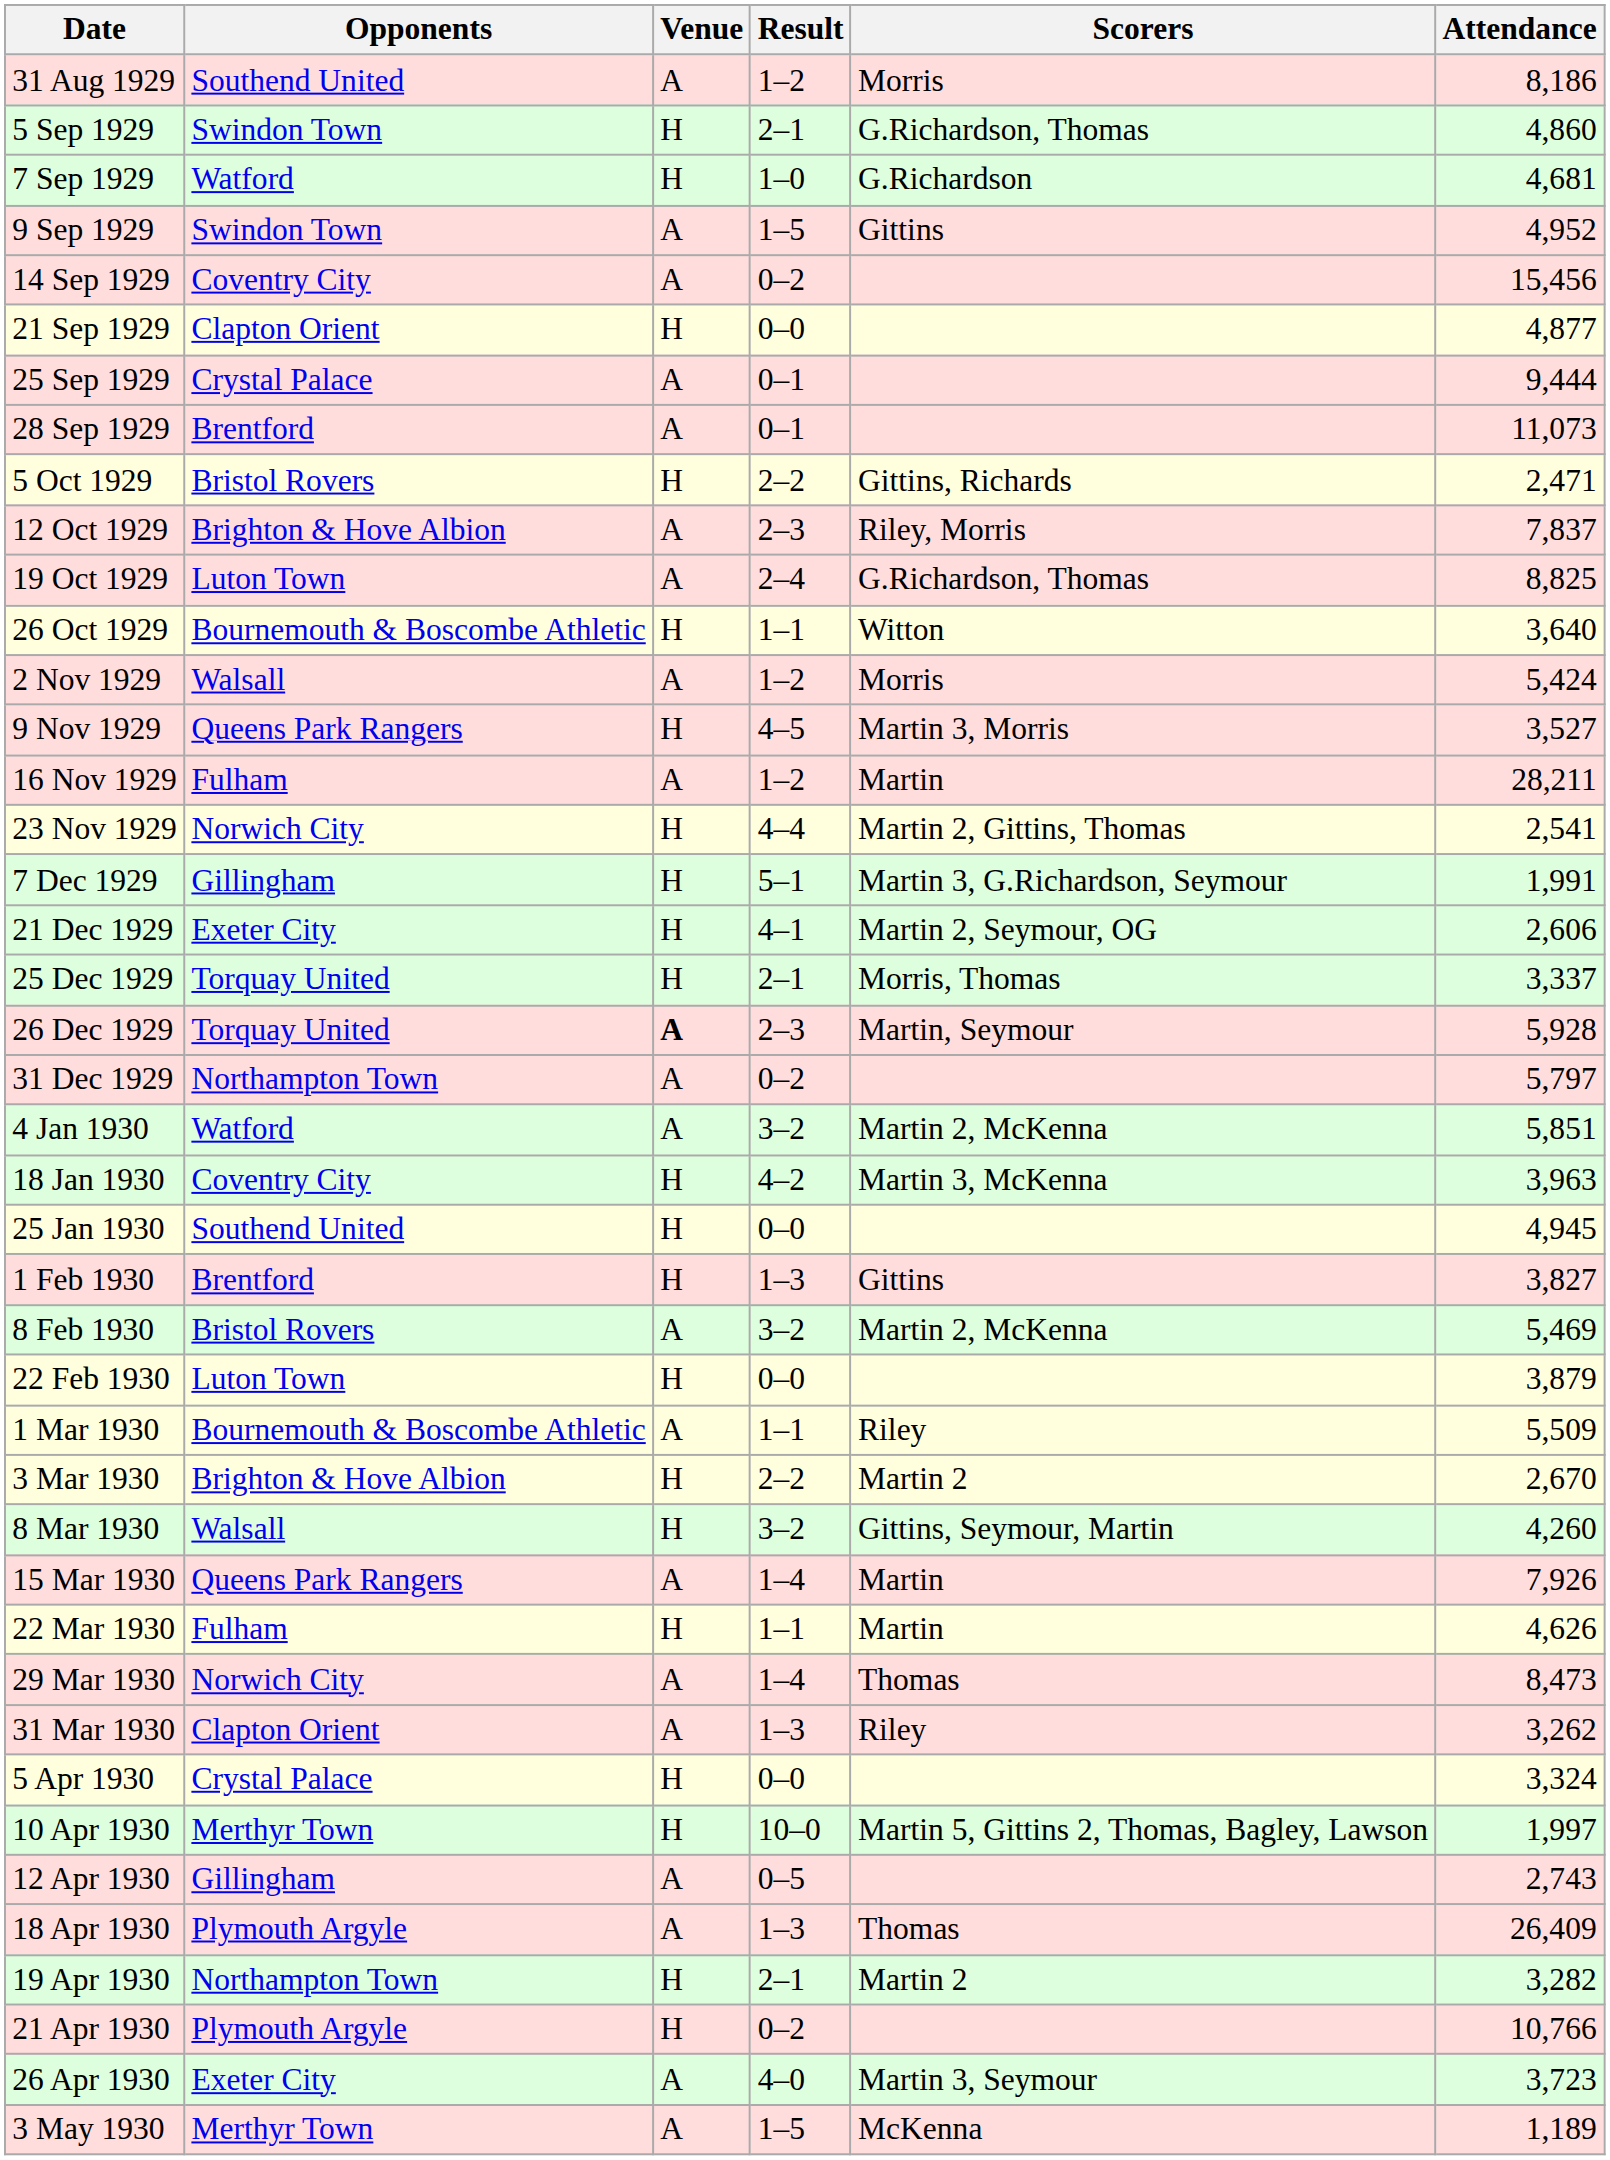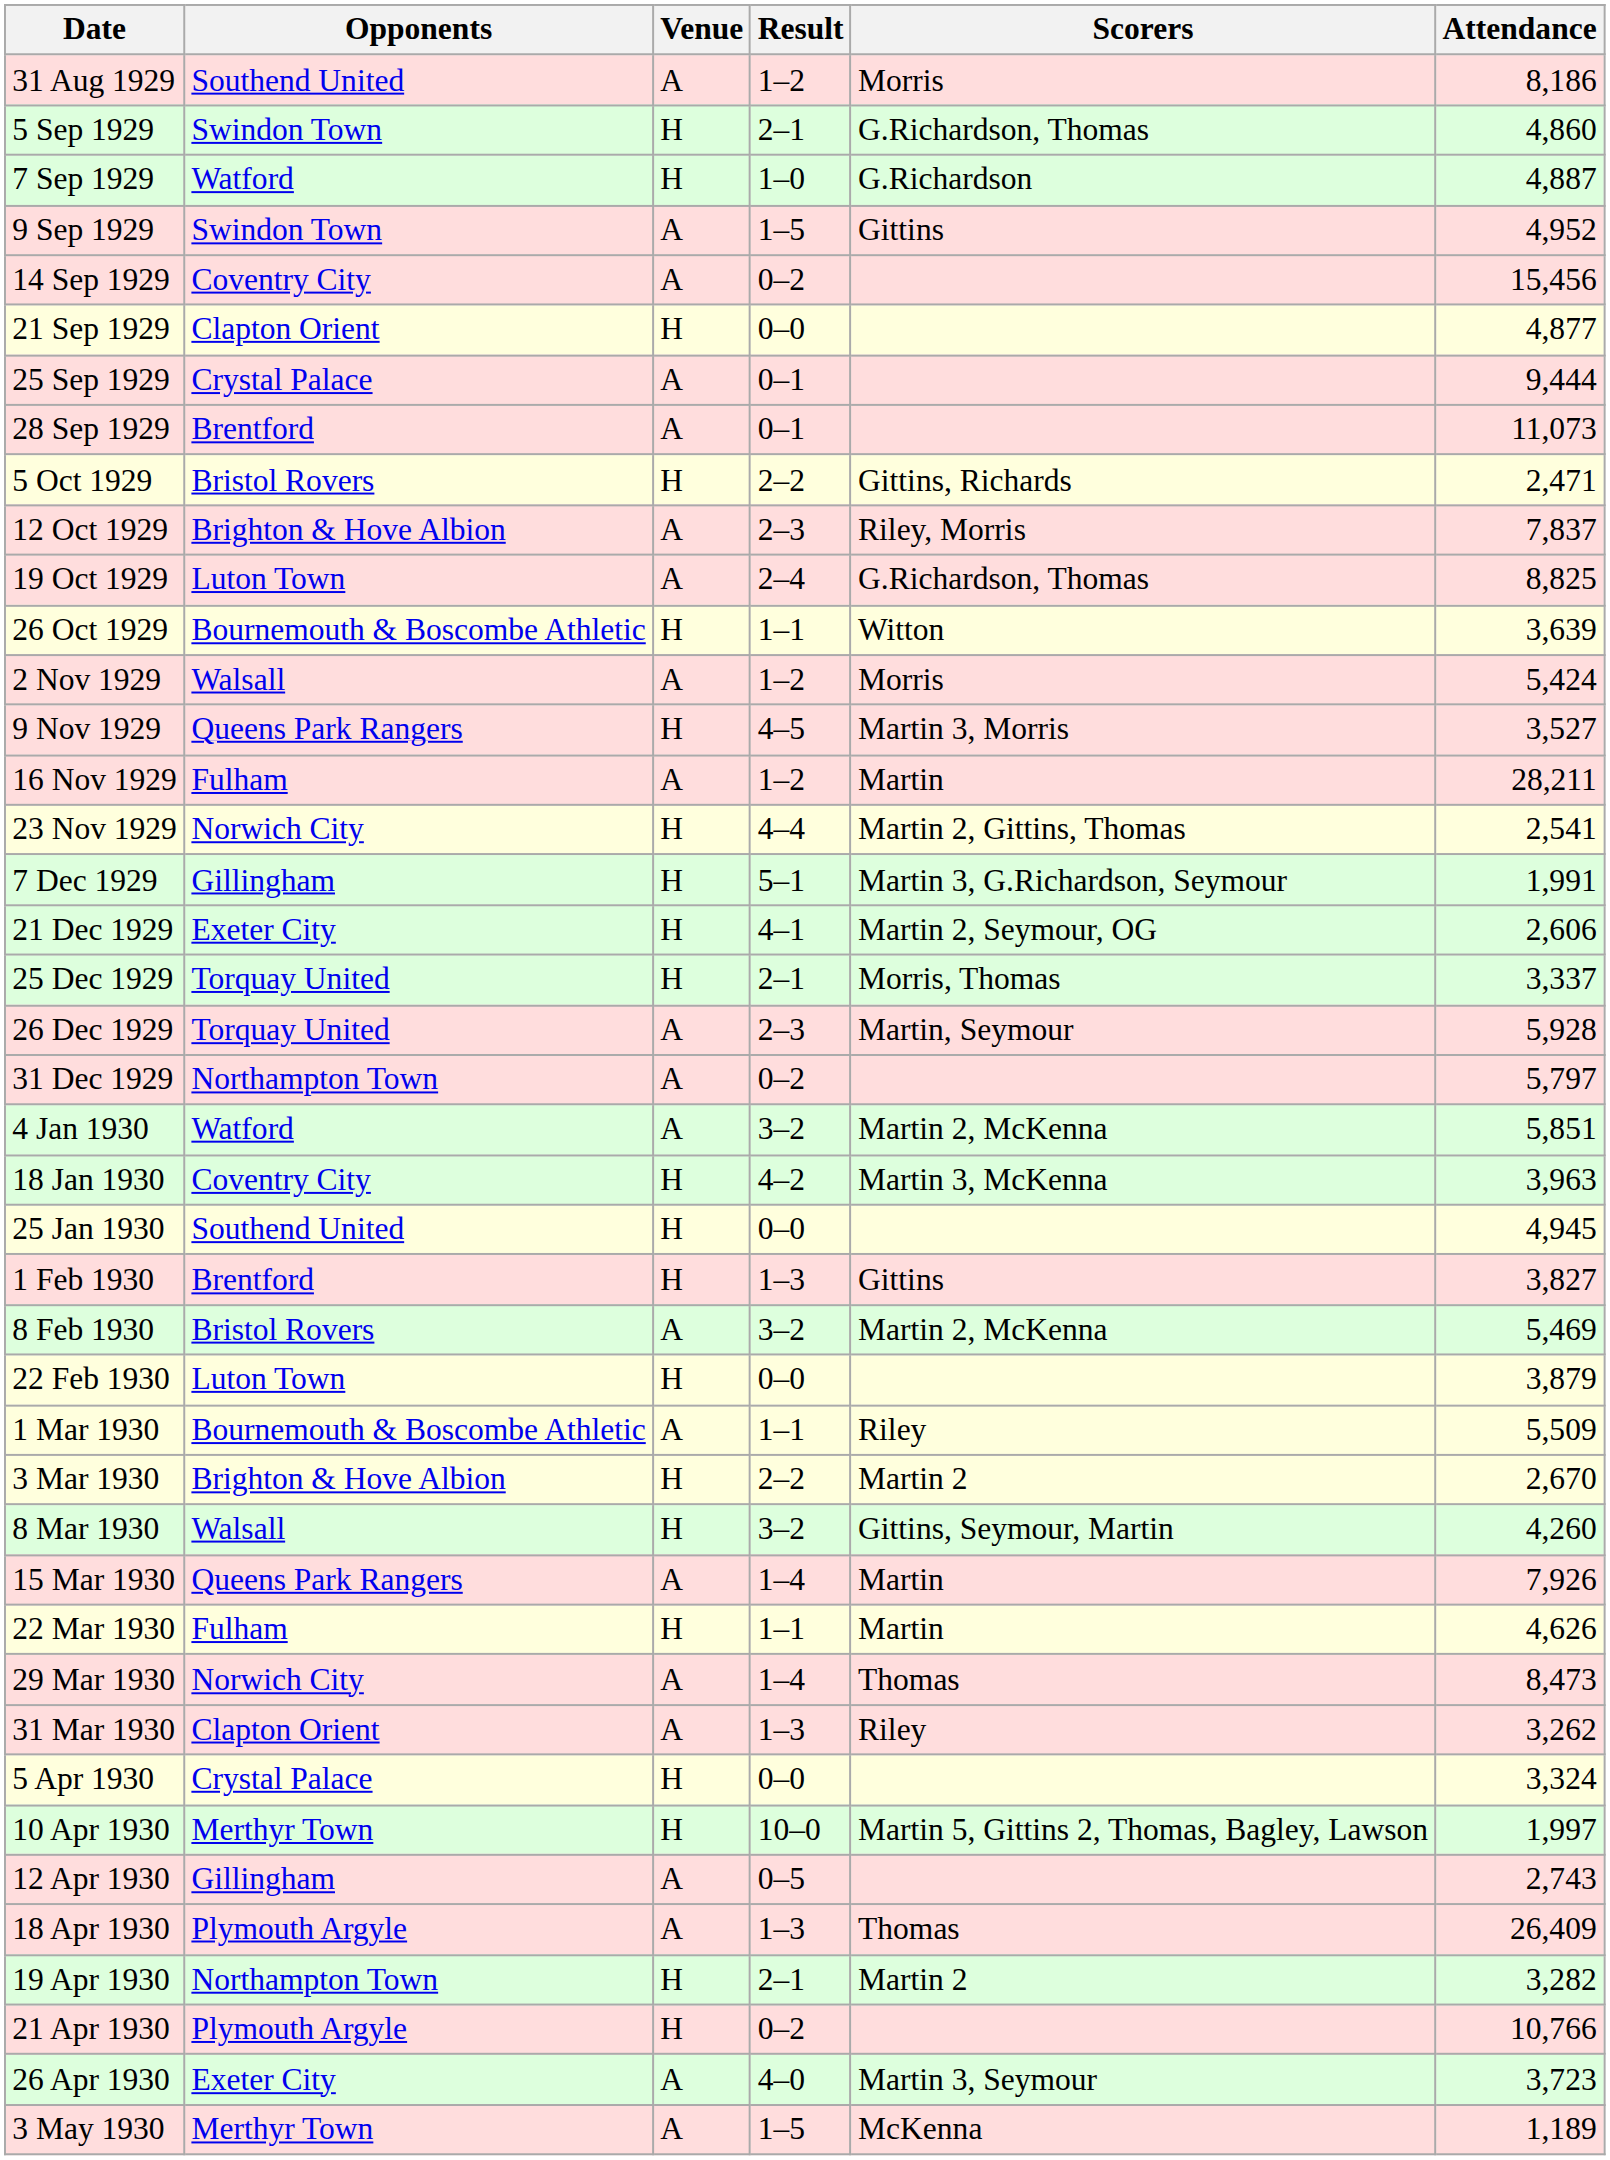(1561, 179) 4,681 -> (1561, 179) 4,887
(1561, 629) 3,640 -> (1561, 629) 3,639
(672, 1029) bold -> (672, 1029) normal
